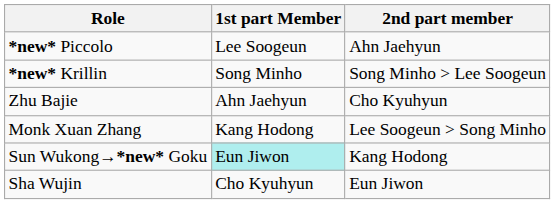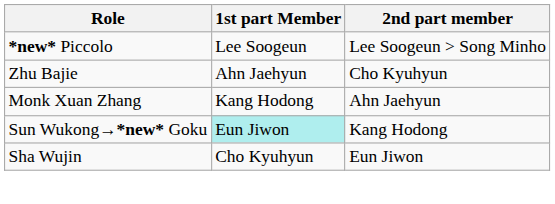(395, 45) Ahn Jaehyun -> (448, 45) Lee Soogeun > Song Minho
- row: (58, 73)
(448, 128) Lee Soogeun > Song Minho -> (395, 101) Ahn Jaehyun
